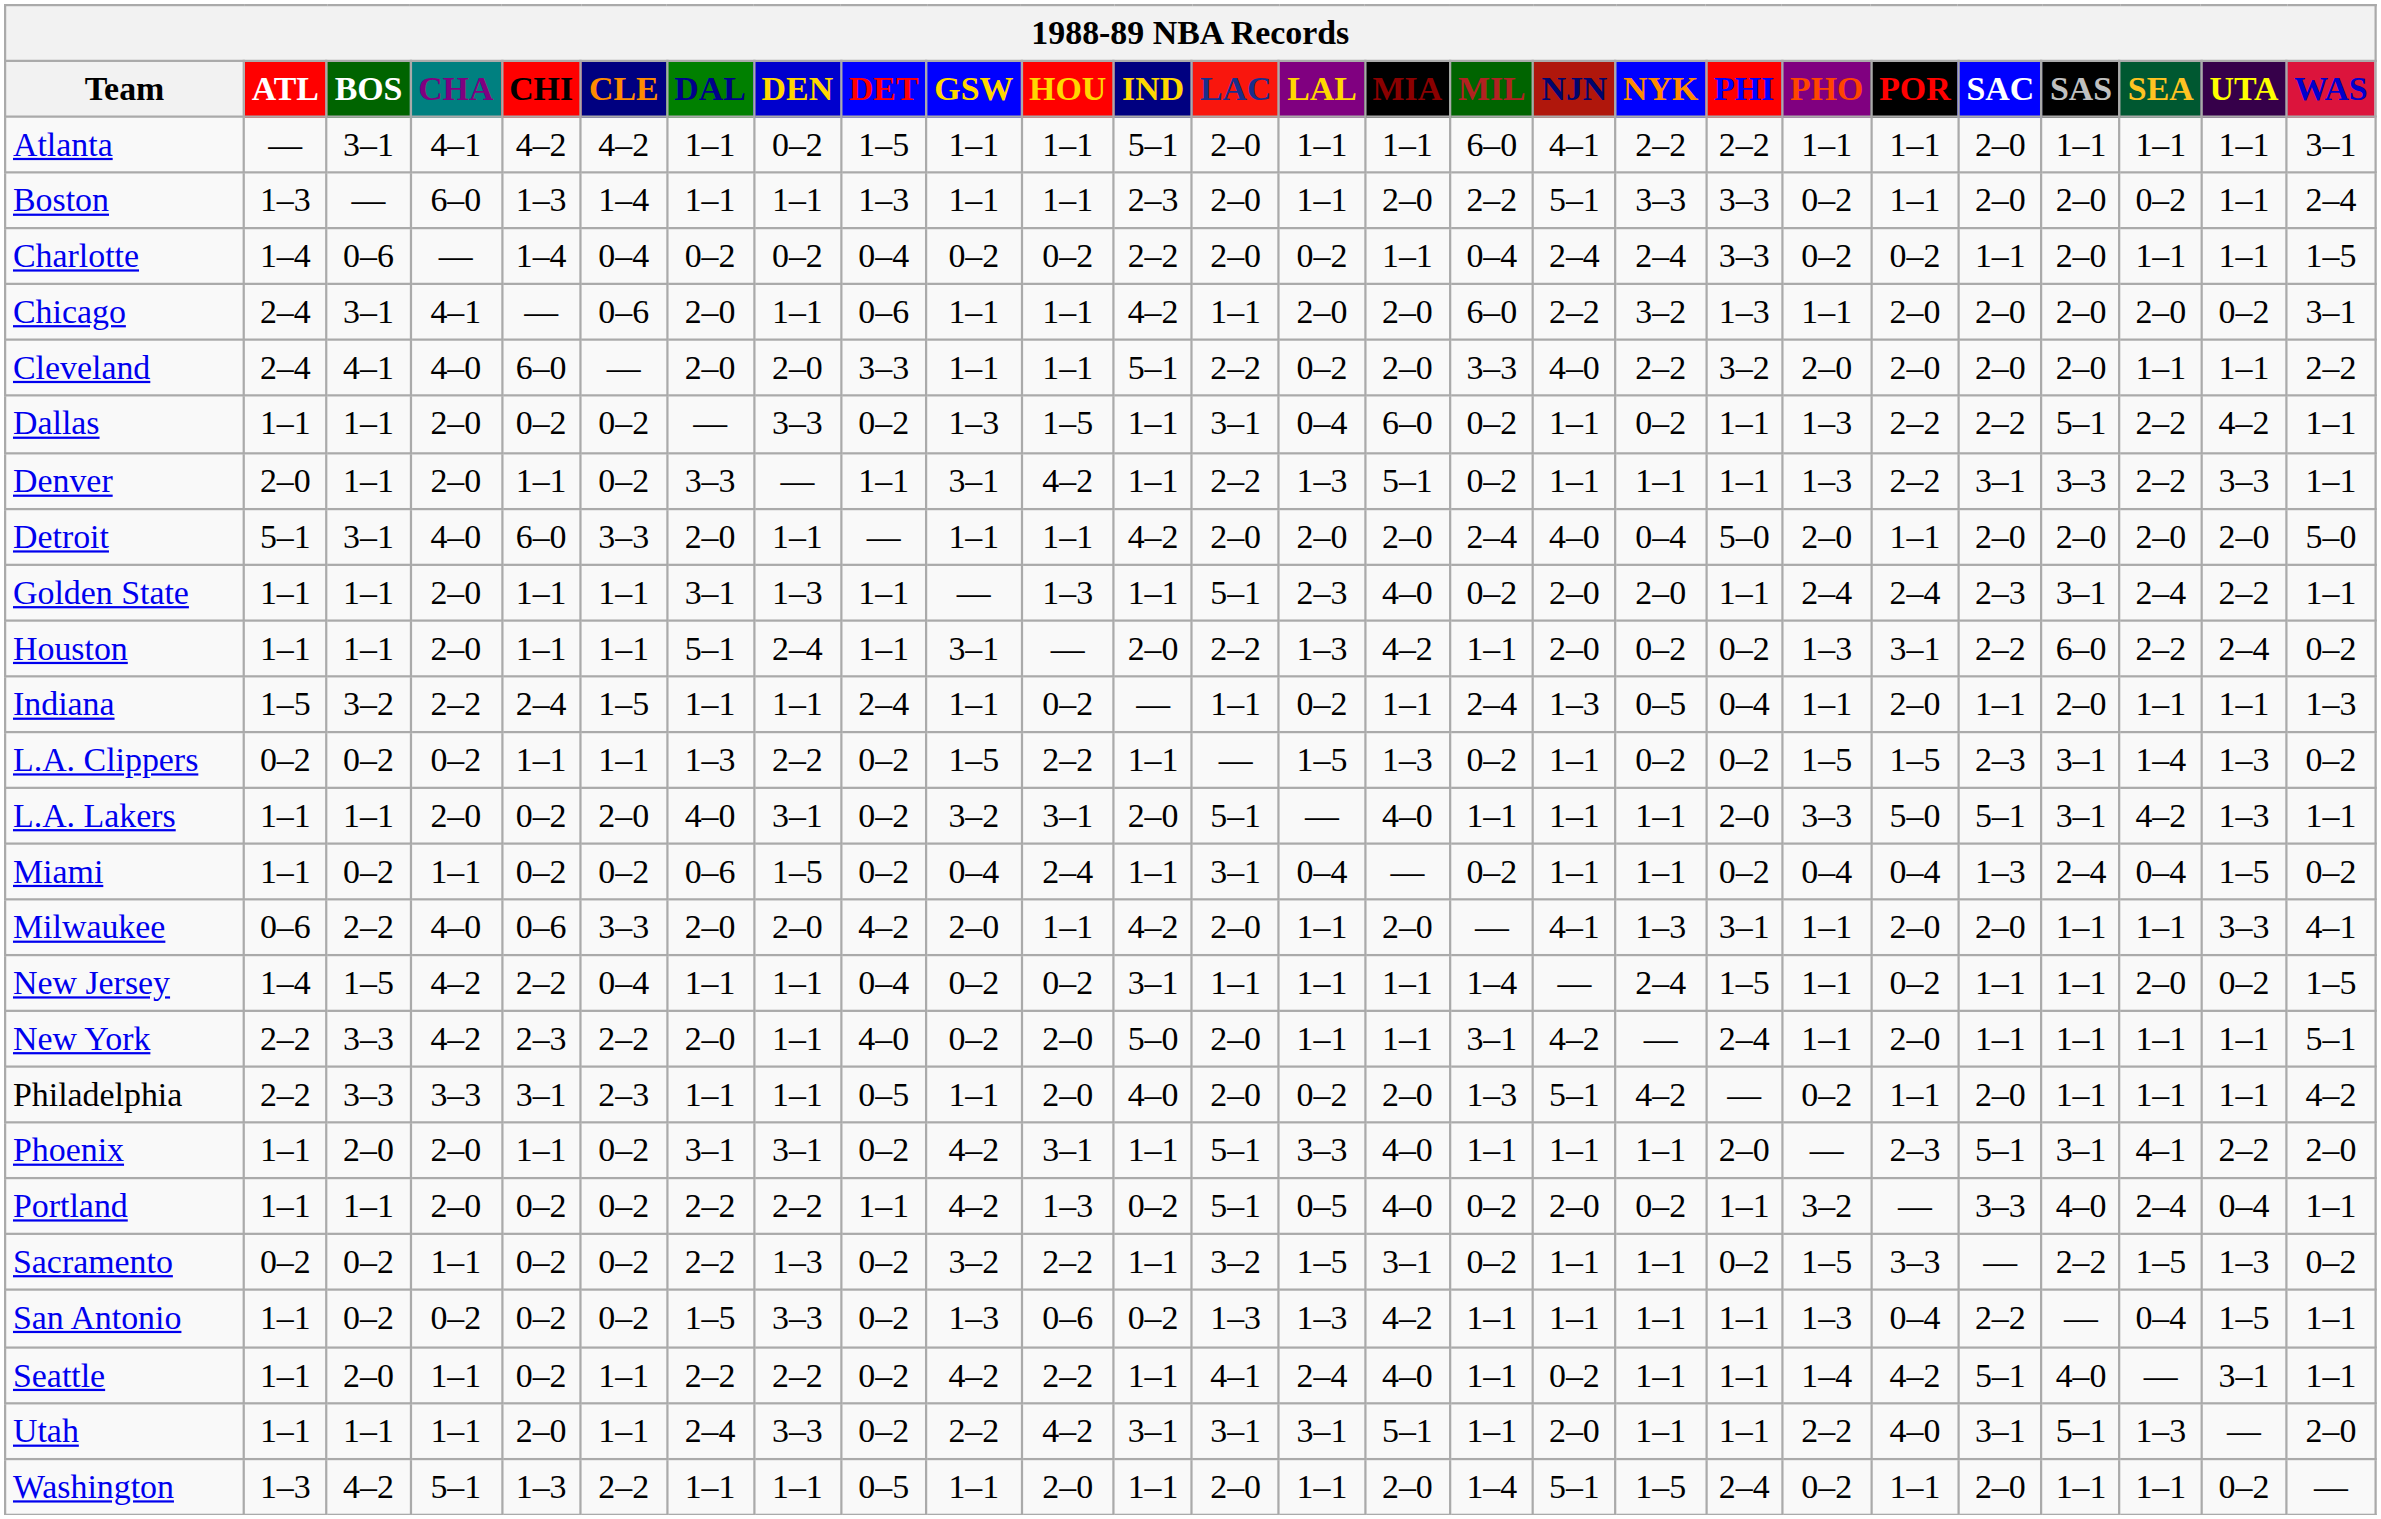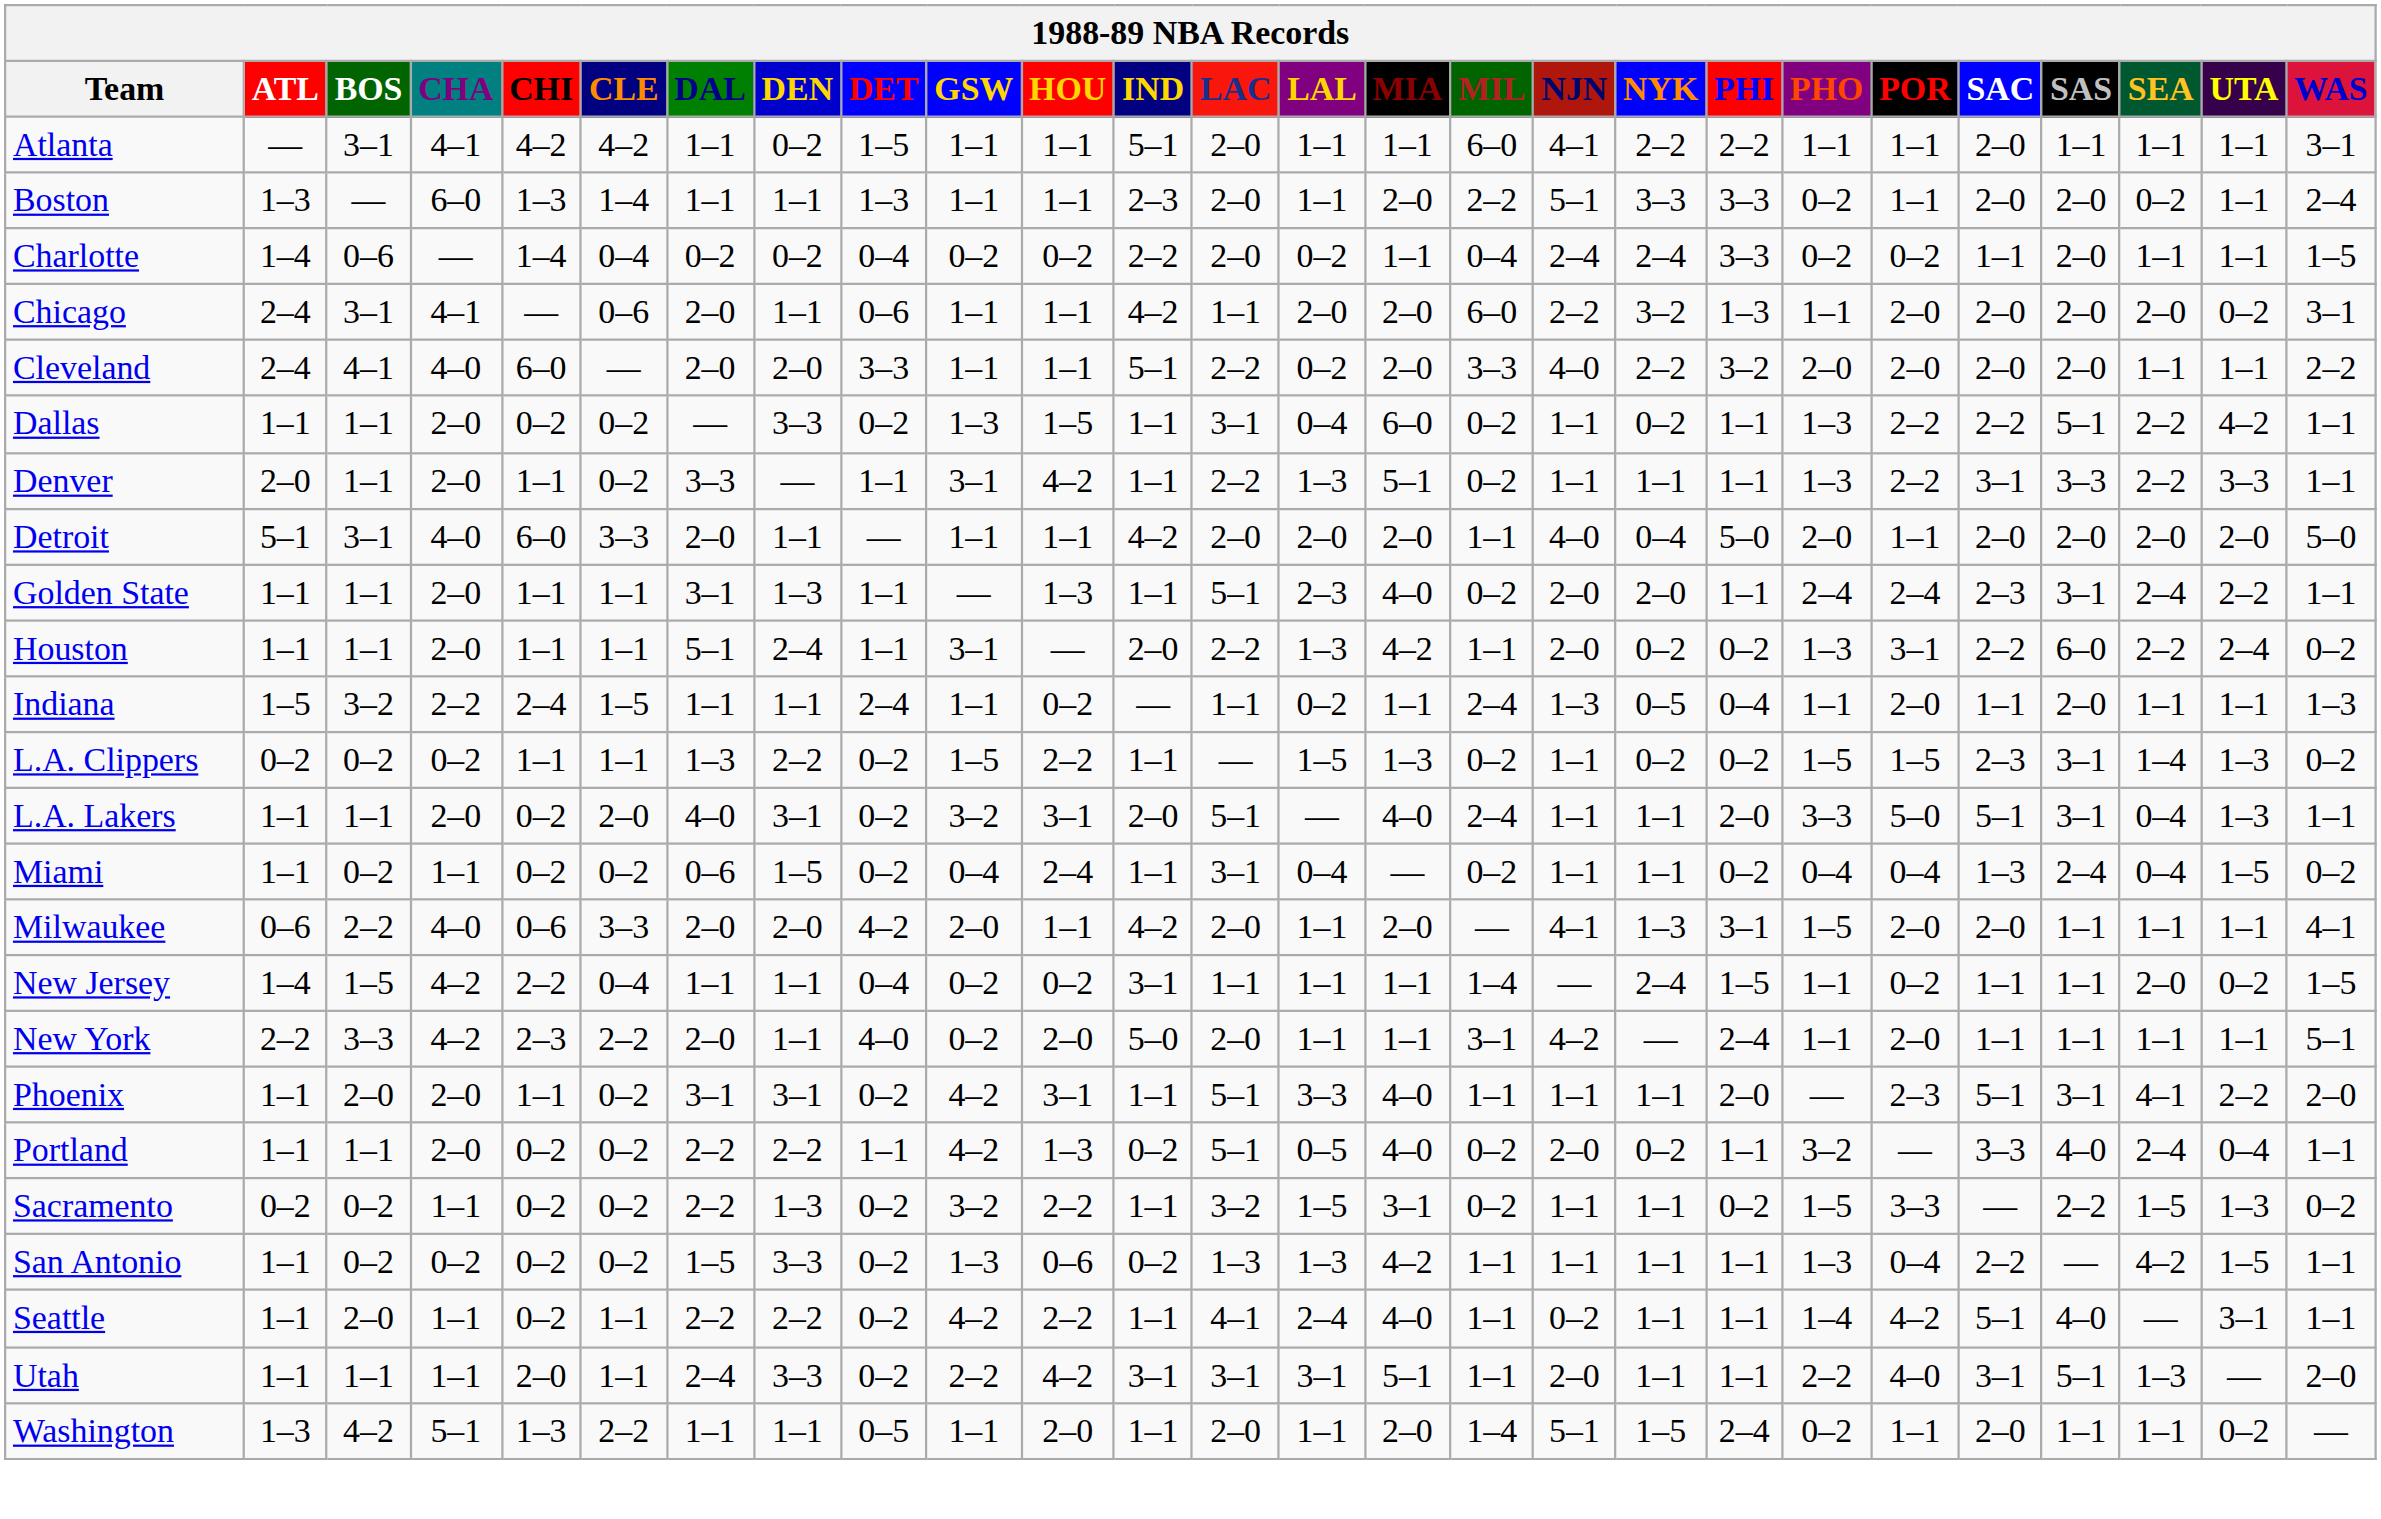(1492, 535) 2–4 -> (1492, 535) 1–1
(1492, 815) 1–1 -> (1492, 815) 2–4
(2161, 815) 4–2 -> (2161, 815) 0–4
(1827, 926) 1–1 -> (1827, 926) 1–5
(2244, 926) 3–3 -> (2244, 926) 1–1
- row: (98, 1094)
(2161, 1318) 0–4 -> (2161, 1262) 4–2
